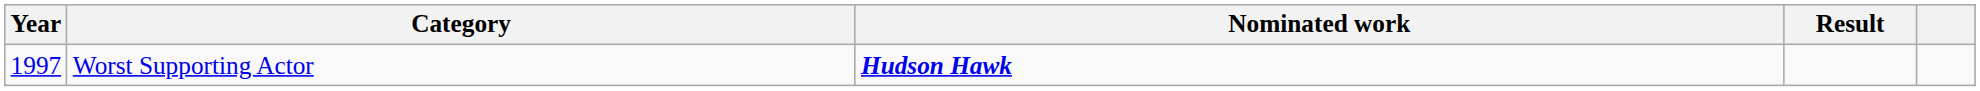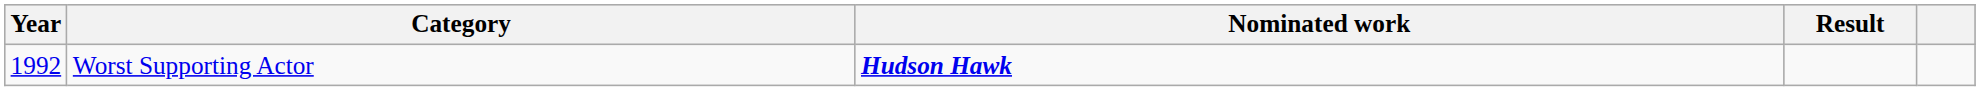(36, 64) 1997 -> (36, 64) 1992
